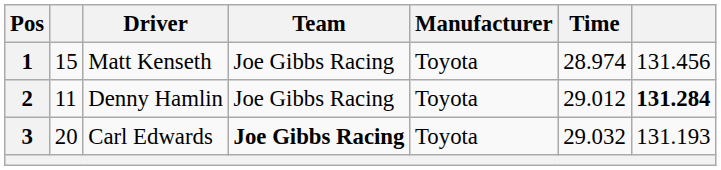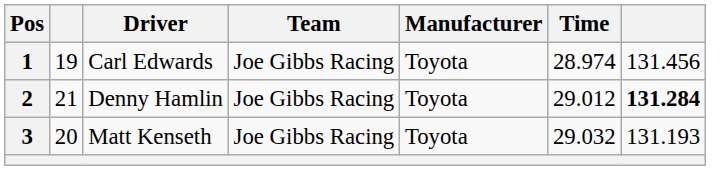(66, 61) 15 -> (66, 61) 19
(150, 61) Matt Kenseth -> (151, 61) Carl Edwards
(66, 98) 11 -> (66, 98) 21
(151, 136) Carl Edwards -> (150, 136) Matt Kenseth
(319, 136) bold -> (314, 136) normal
